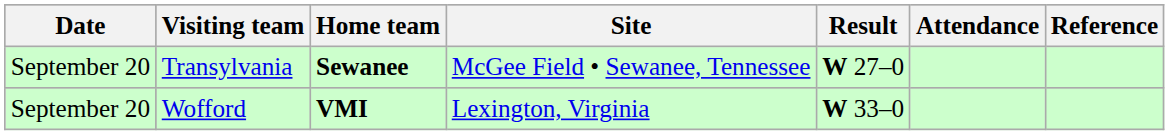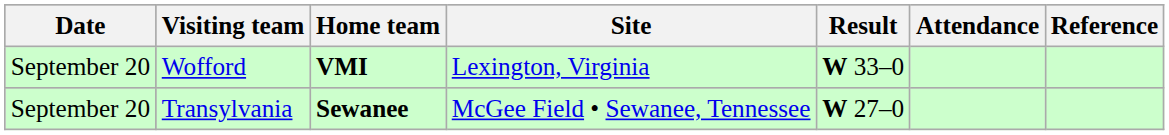rows swapped: (227, 67) <-> (204, 108)
